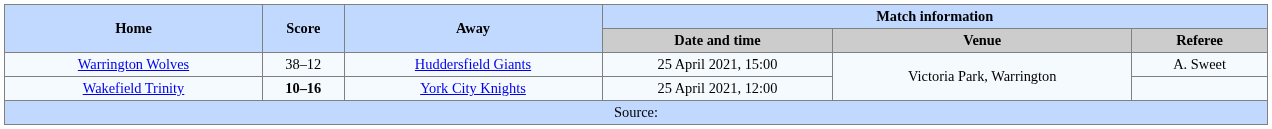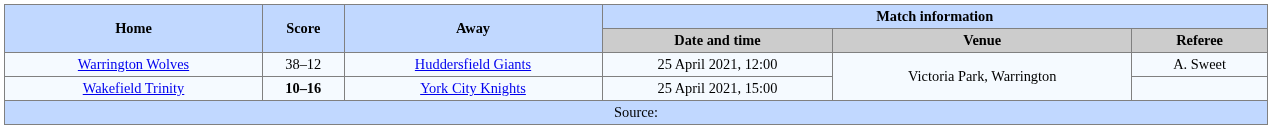(717, 64) 25 April 2021, 15:00 -> (717, 64) 25 April 2021, 12:00
(717, 88) 25 April 2021, 12:00 -> (717, 88) 25 April 2021, 15:00
